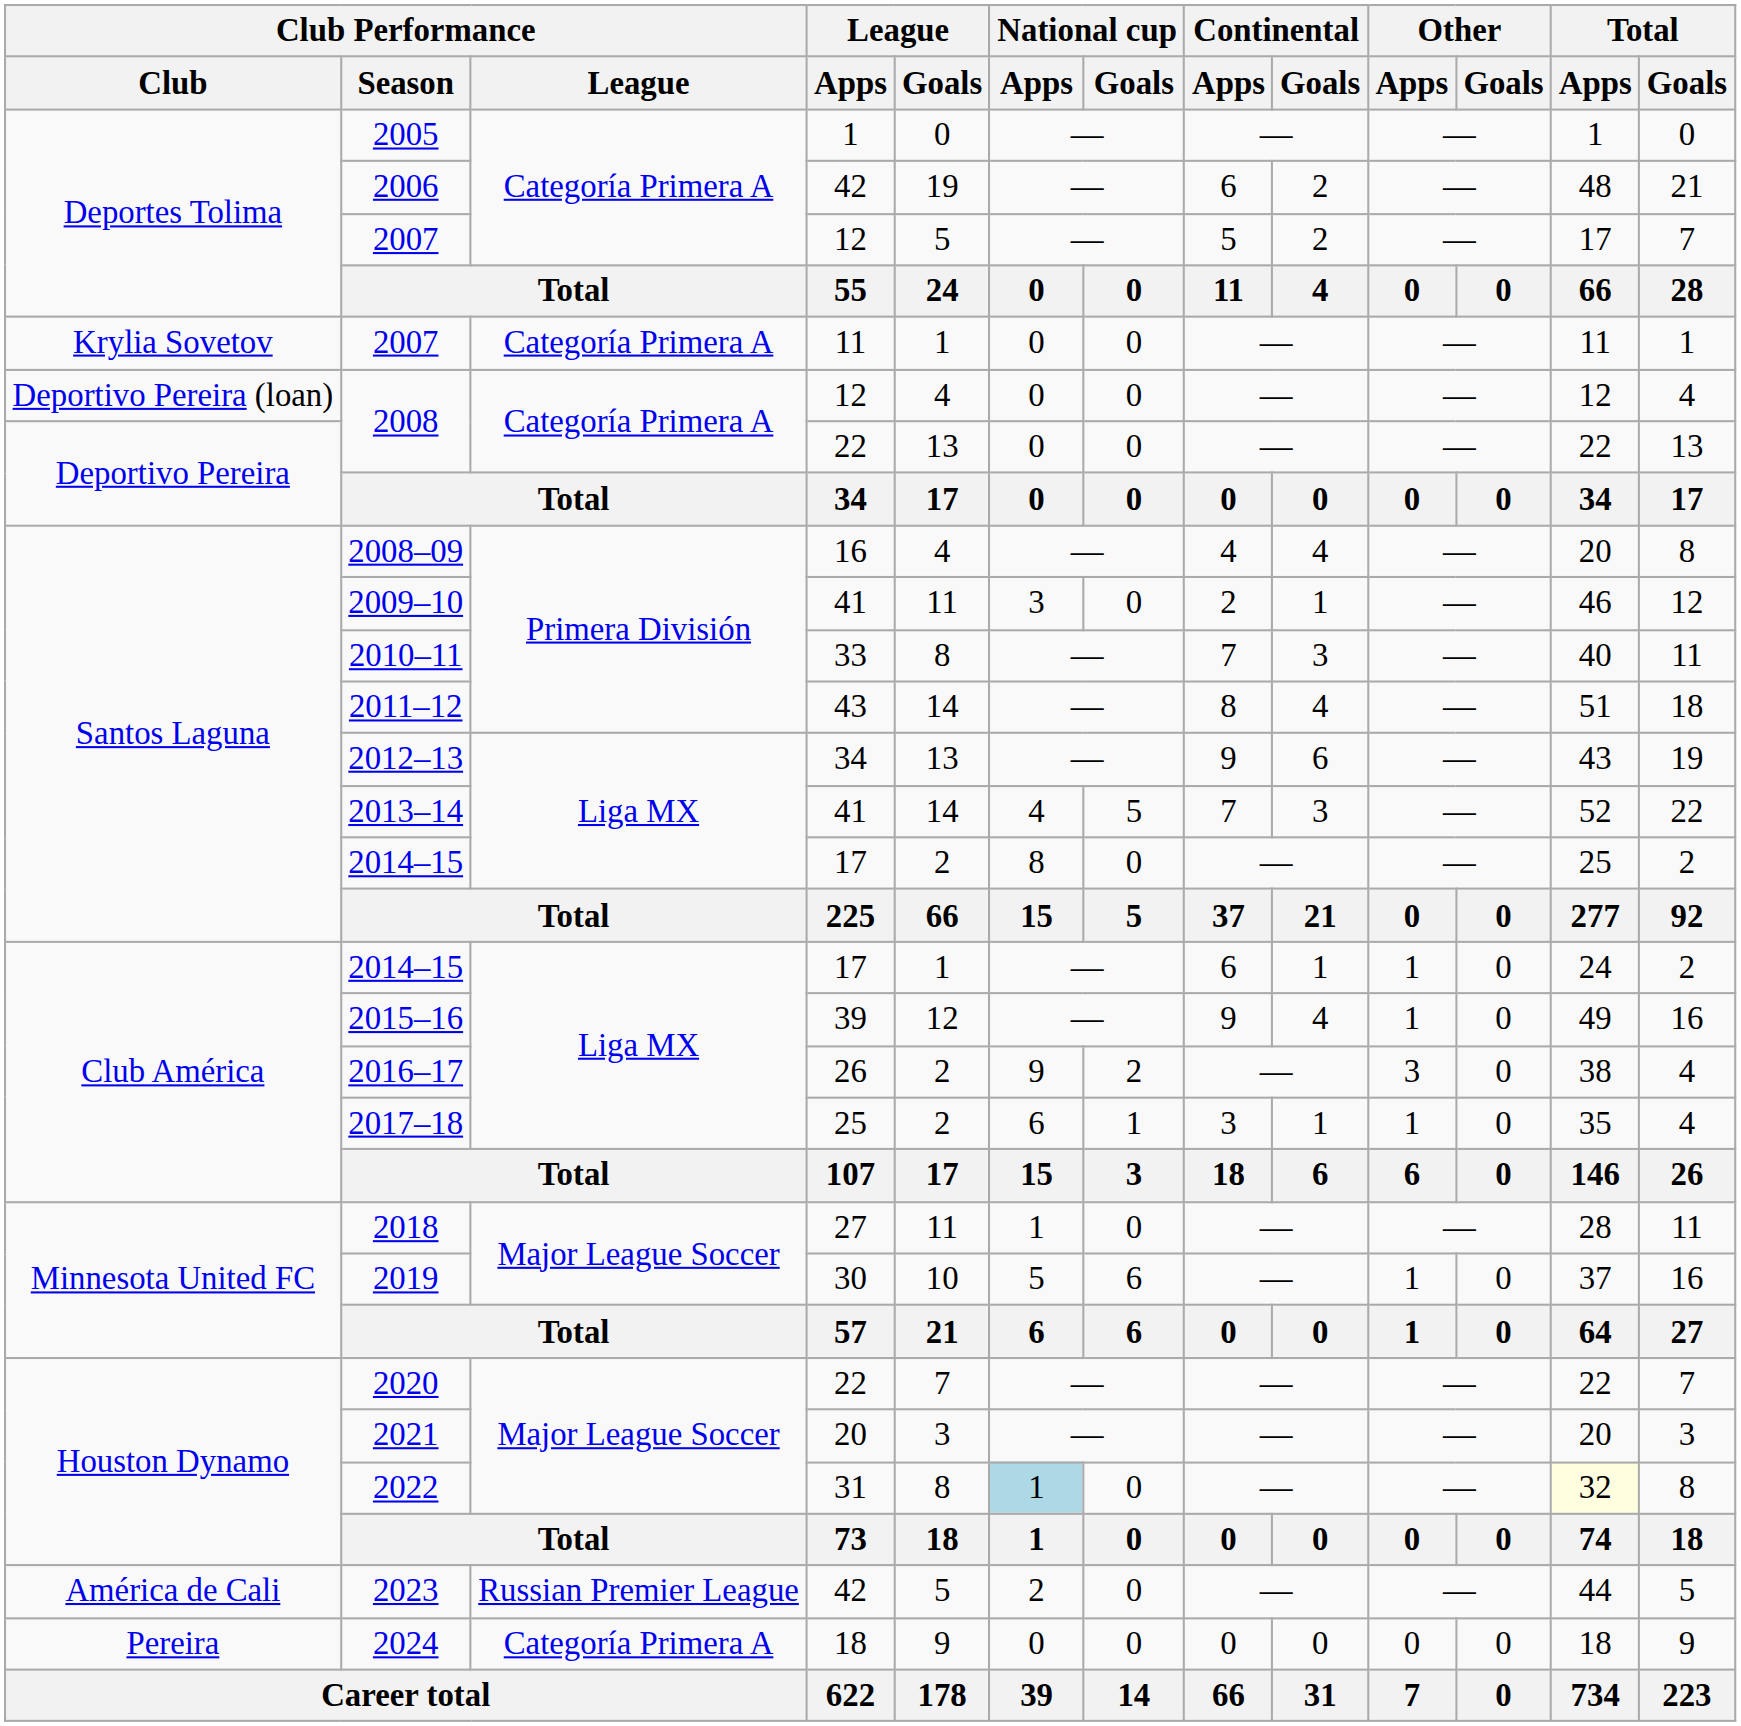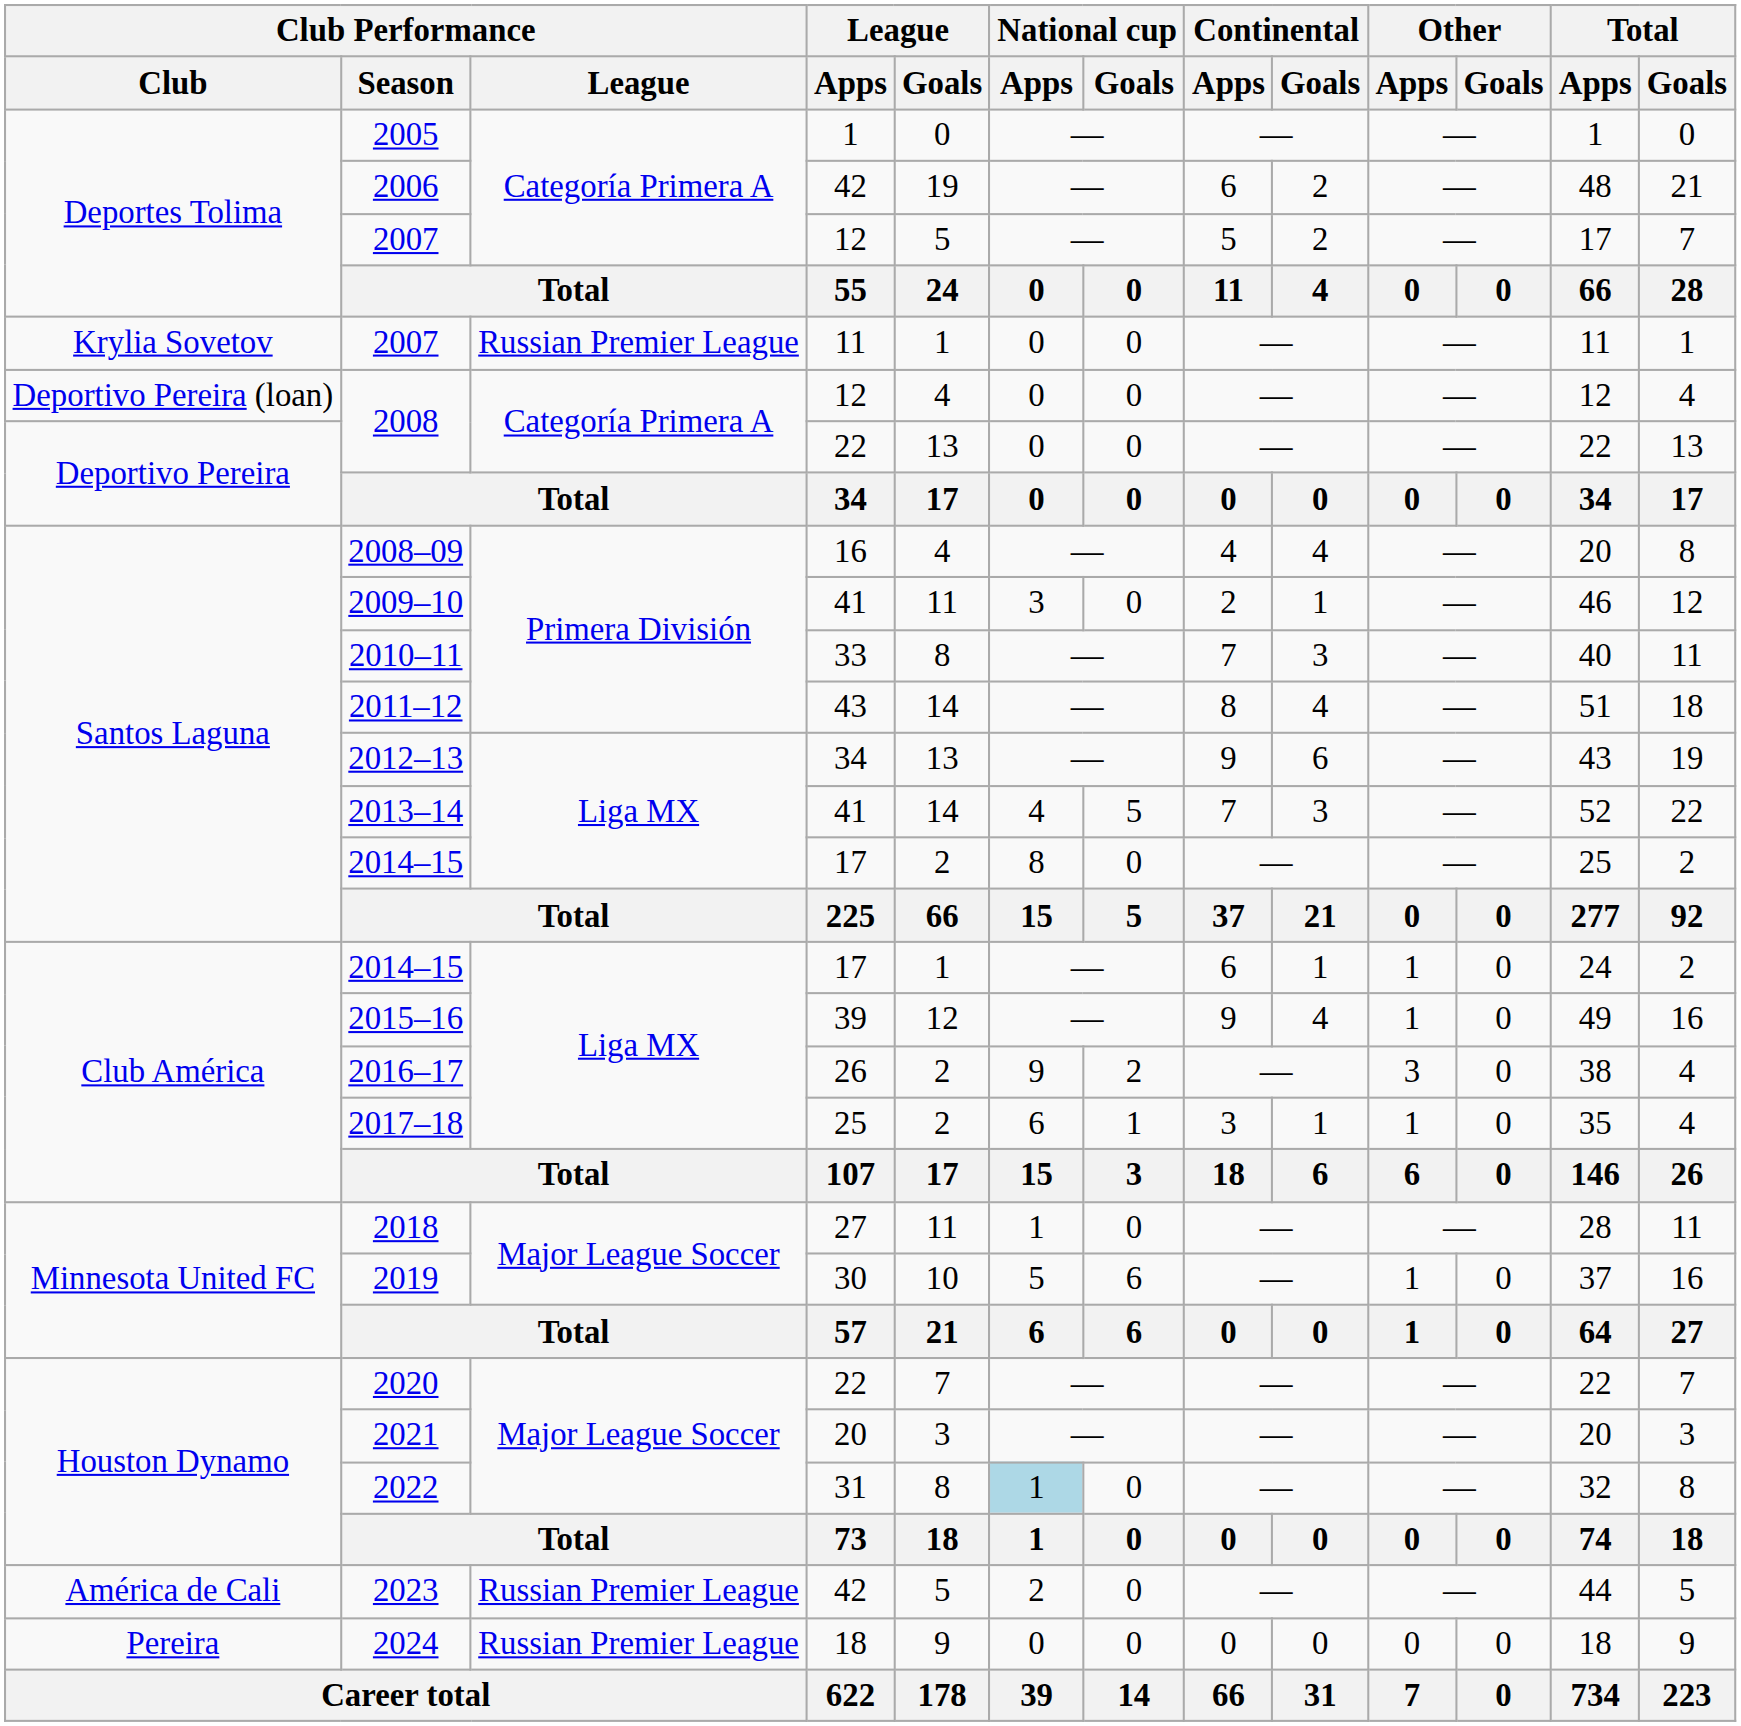(639, 342) Categoría Primera A -> (639, 342) Russian Premier League
(1595, 1487) lightyellow background -> (1595, 1487) no background
(639, 1643) Categoría Primera A -> (639, 1643) Russian Premier League
